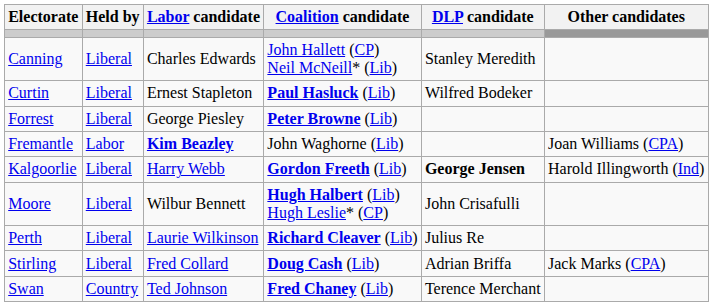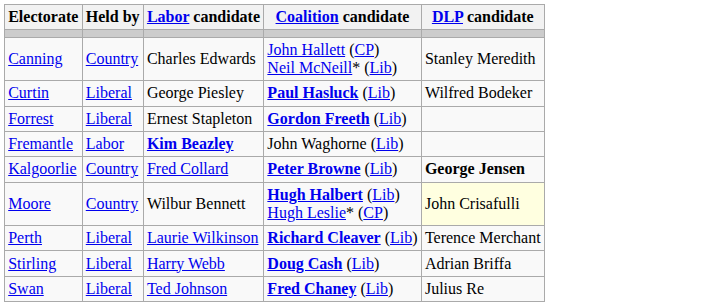- column: (626, 17)
(109, 58) Liberal -> (112, 58) Country
(200, 93) Ernest Stapleton -> (195, 93) George Piesley
(195, 118) George Piesley -> (200, 118) Ernest Stapleton
(332, 118) Peter Browne (Lib) -> (337, 118) Gordon Freeth (Lib)
(109, 169) Liberal -> (112, 169) Country
(186, 169) Harry Webb -> (188, 169) Fred Collard
(337, 169) Gordon Freeth (Lib) -> (332, 169) Peter Browne (Lib)
(109, 203) Liberal -> (112, 203) Country
(472, 203) no background -> (472, 203) lightyellow background
(454, 238) Julius Re -> (483, 238) Terence Merchant
(188, 263) Fred Collard -> (186, 263) Harry Webb
(112, 288) Country -> (109, 288) Liberal
(483, 288) Terence Merchant -> (454, 288) Julius Re
